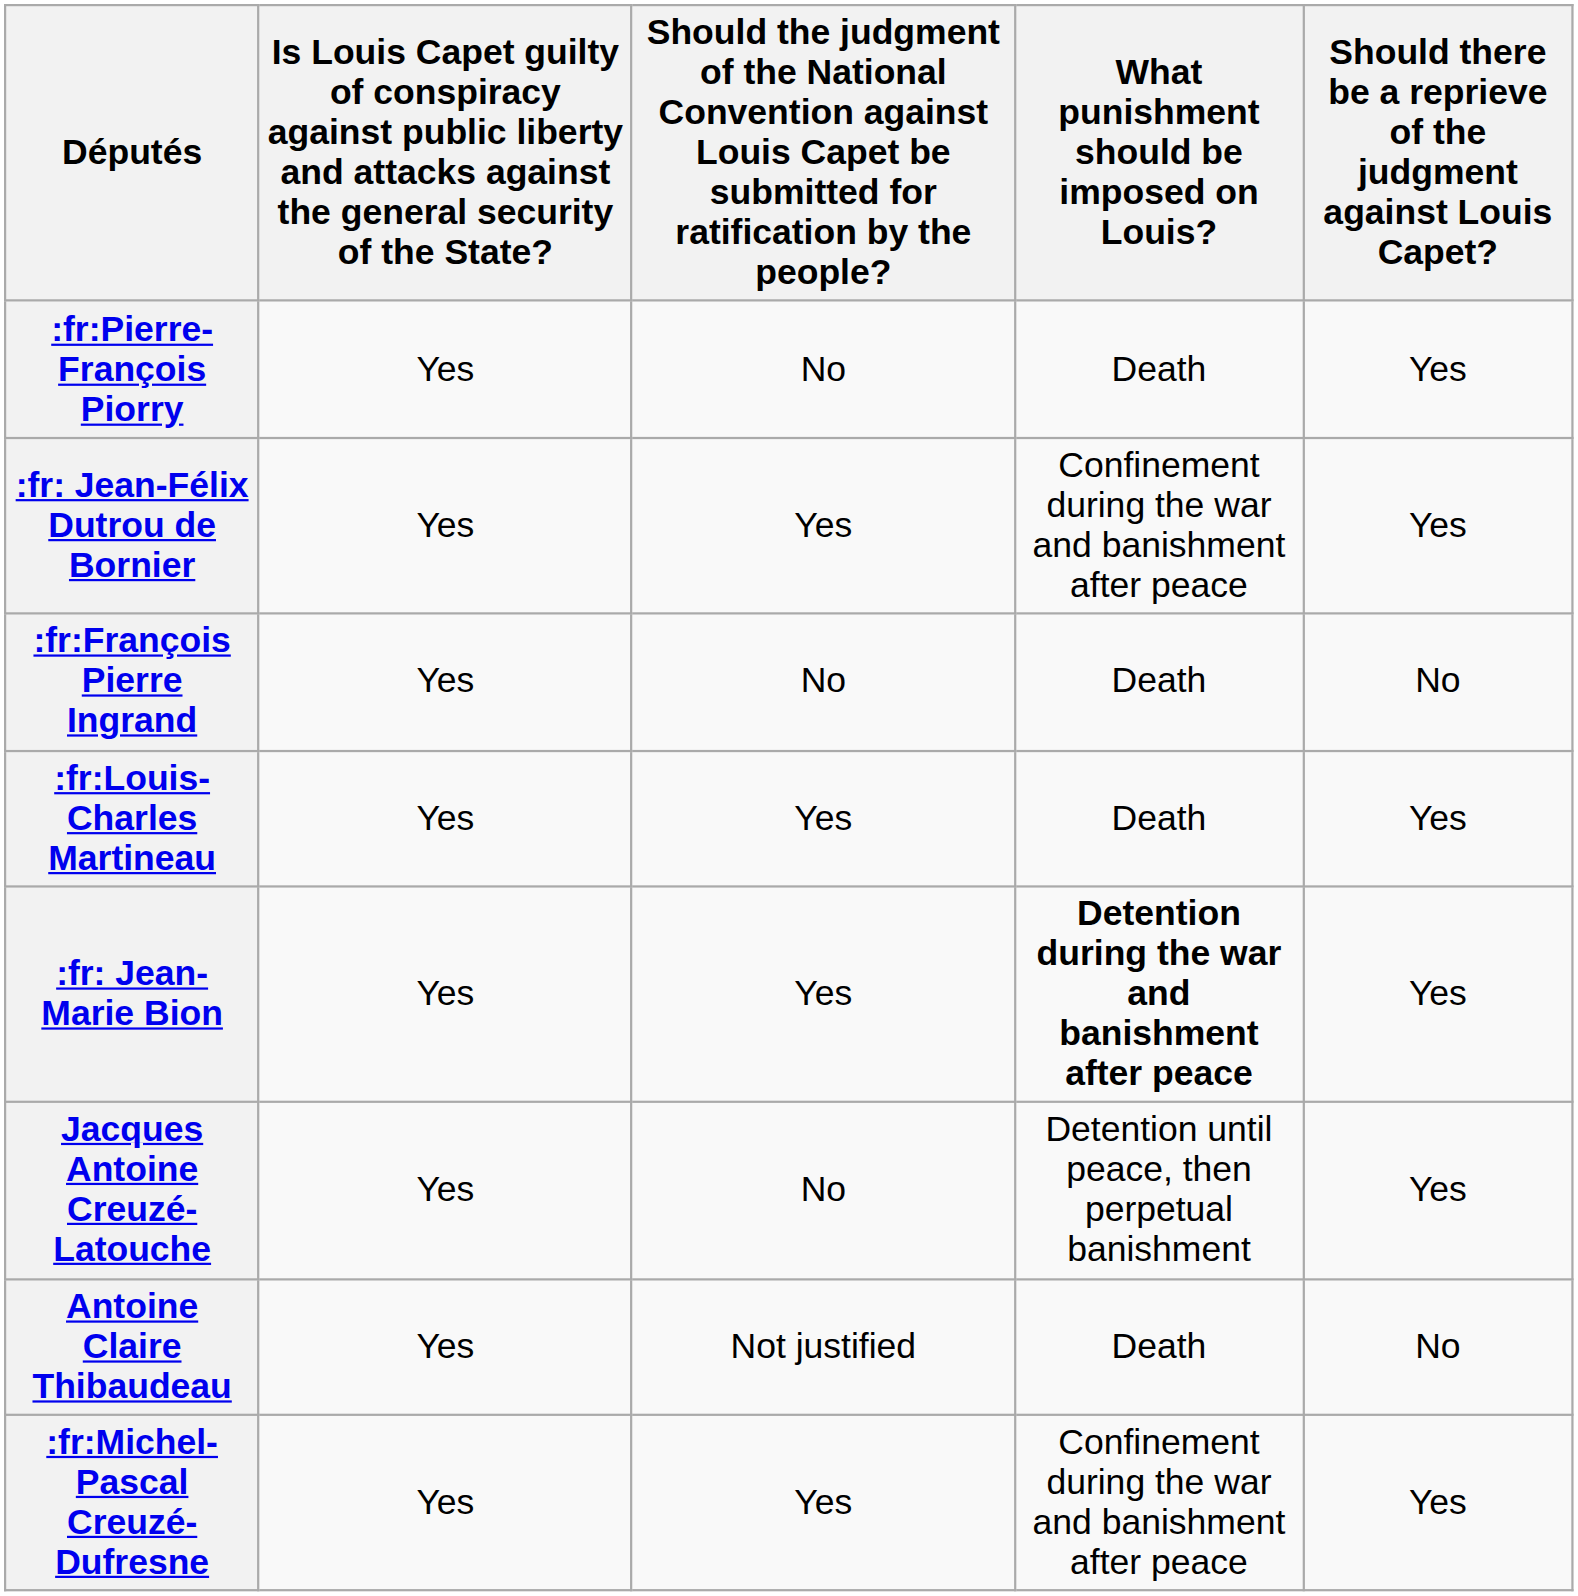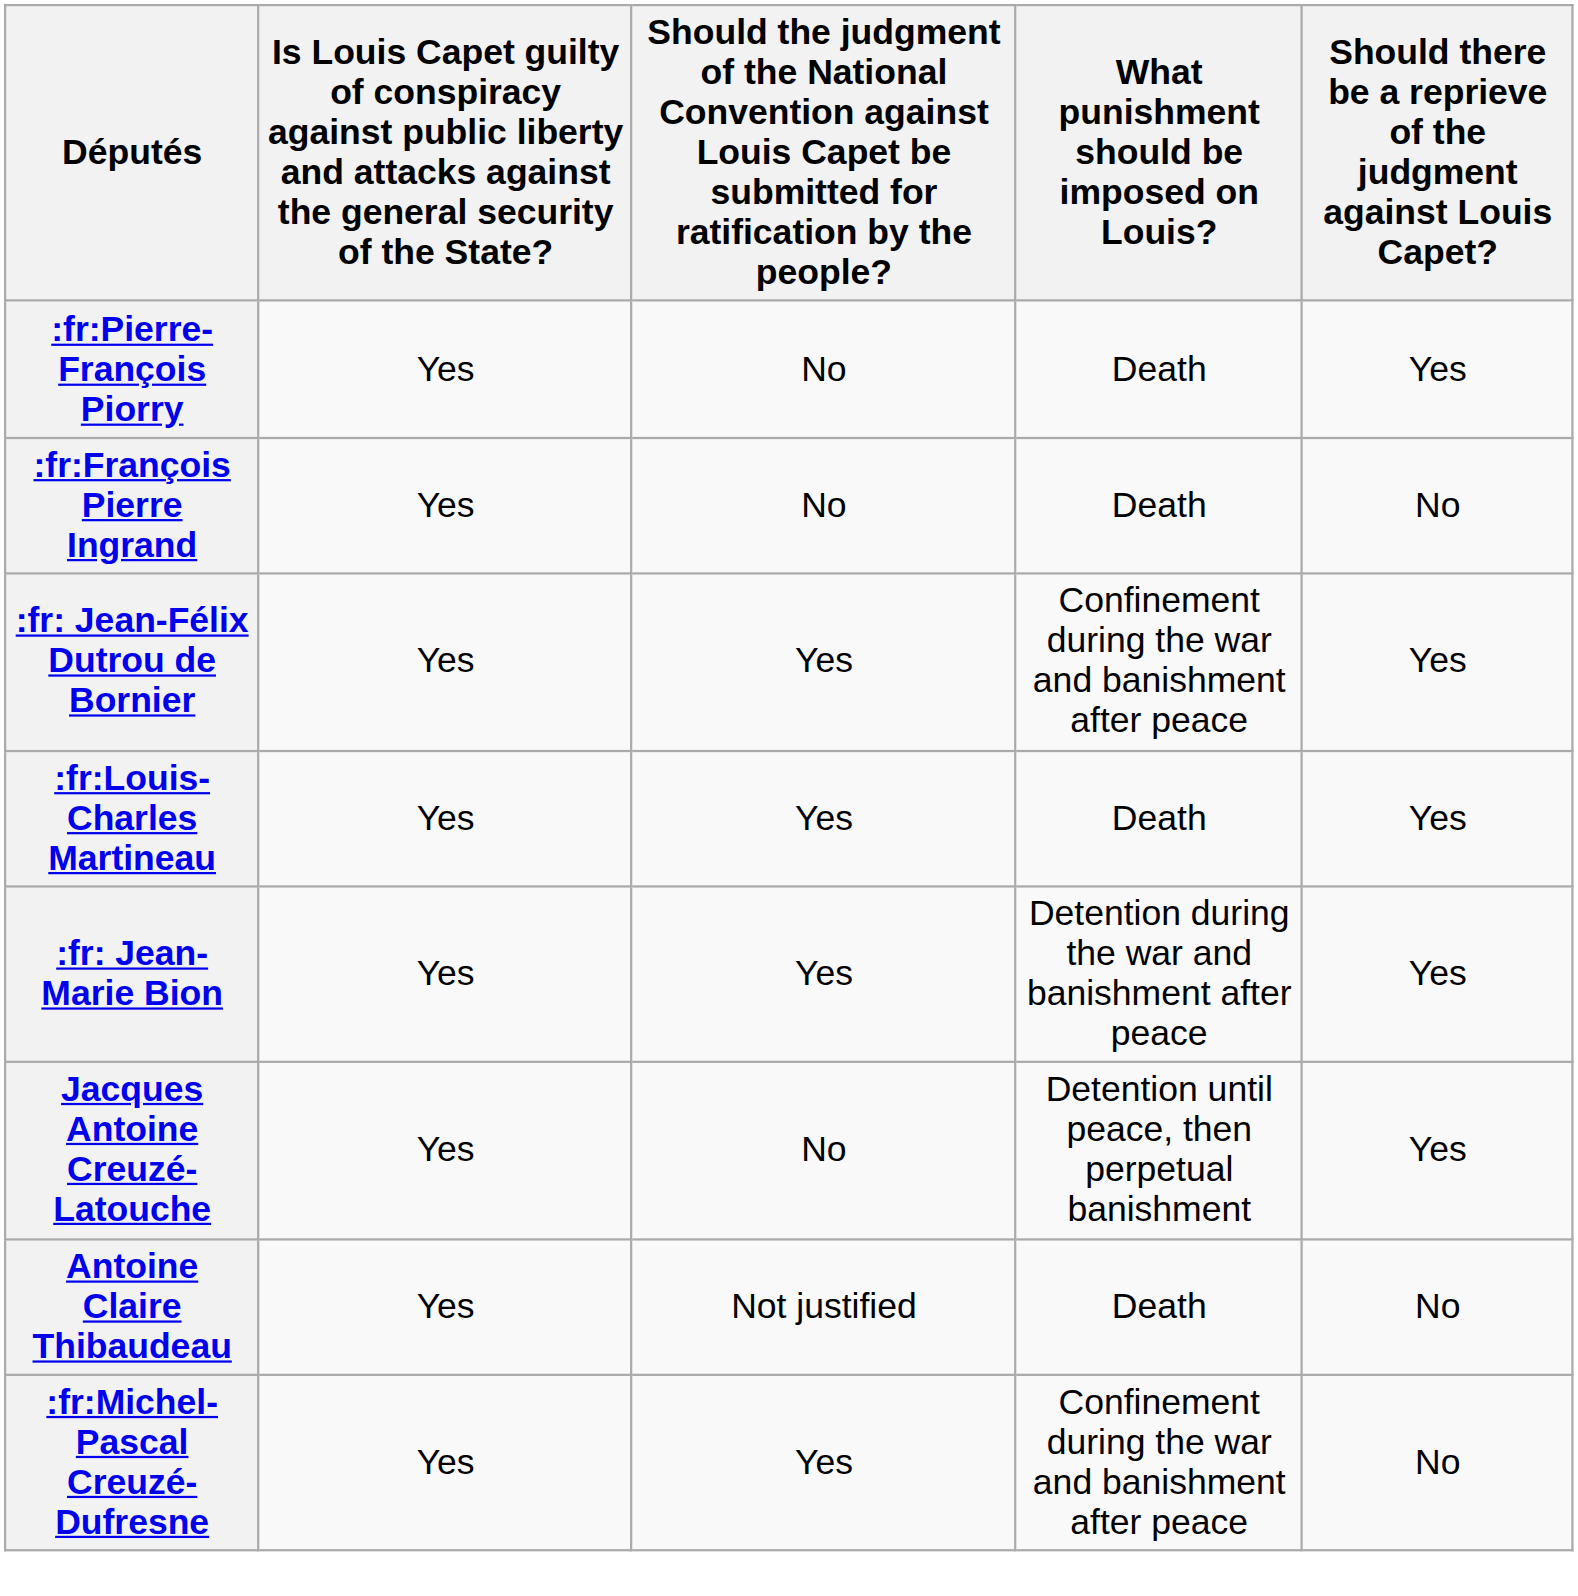rows swapped: (132, 681) <-> (132, 524)
(1159, 993) bold -> (1159, 973) normal
(1438, 1502) Yes -> (1438, 1462) No
